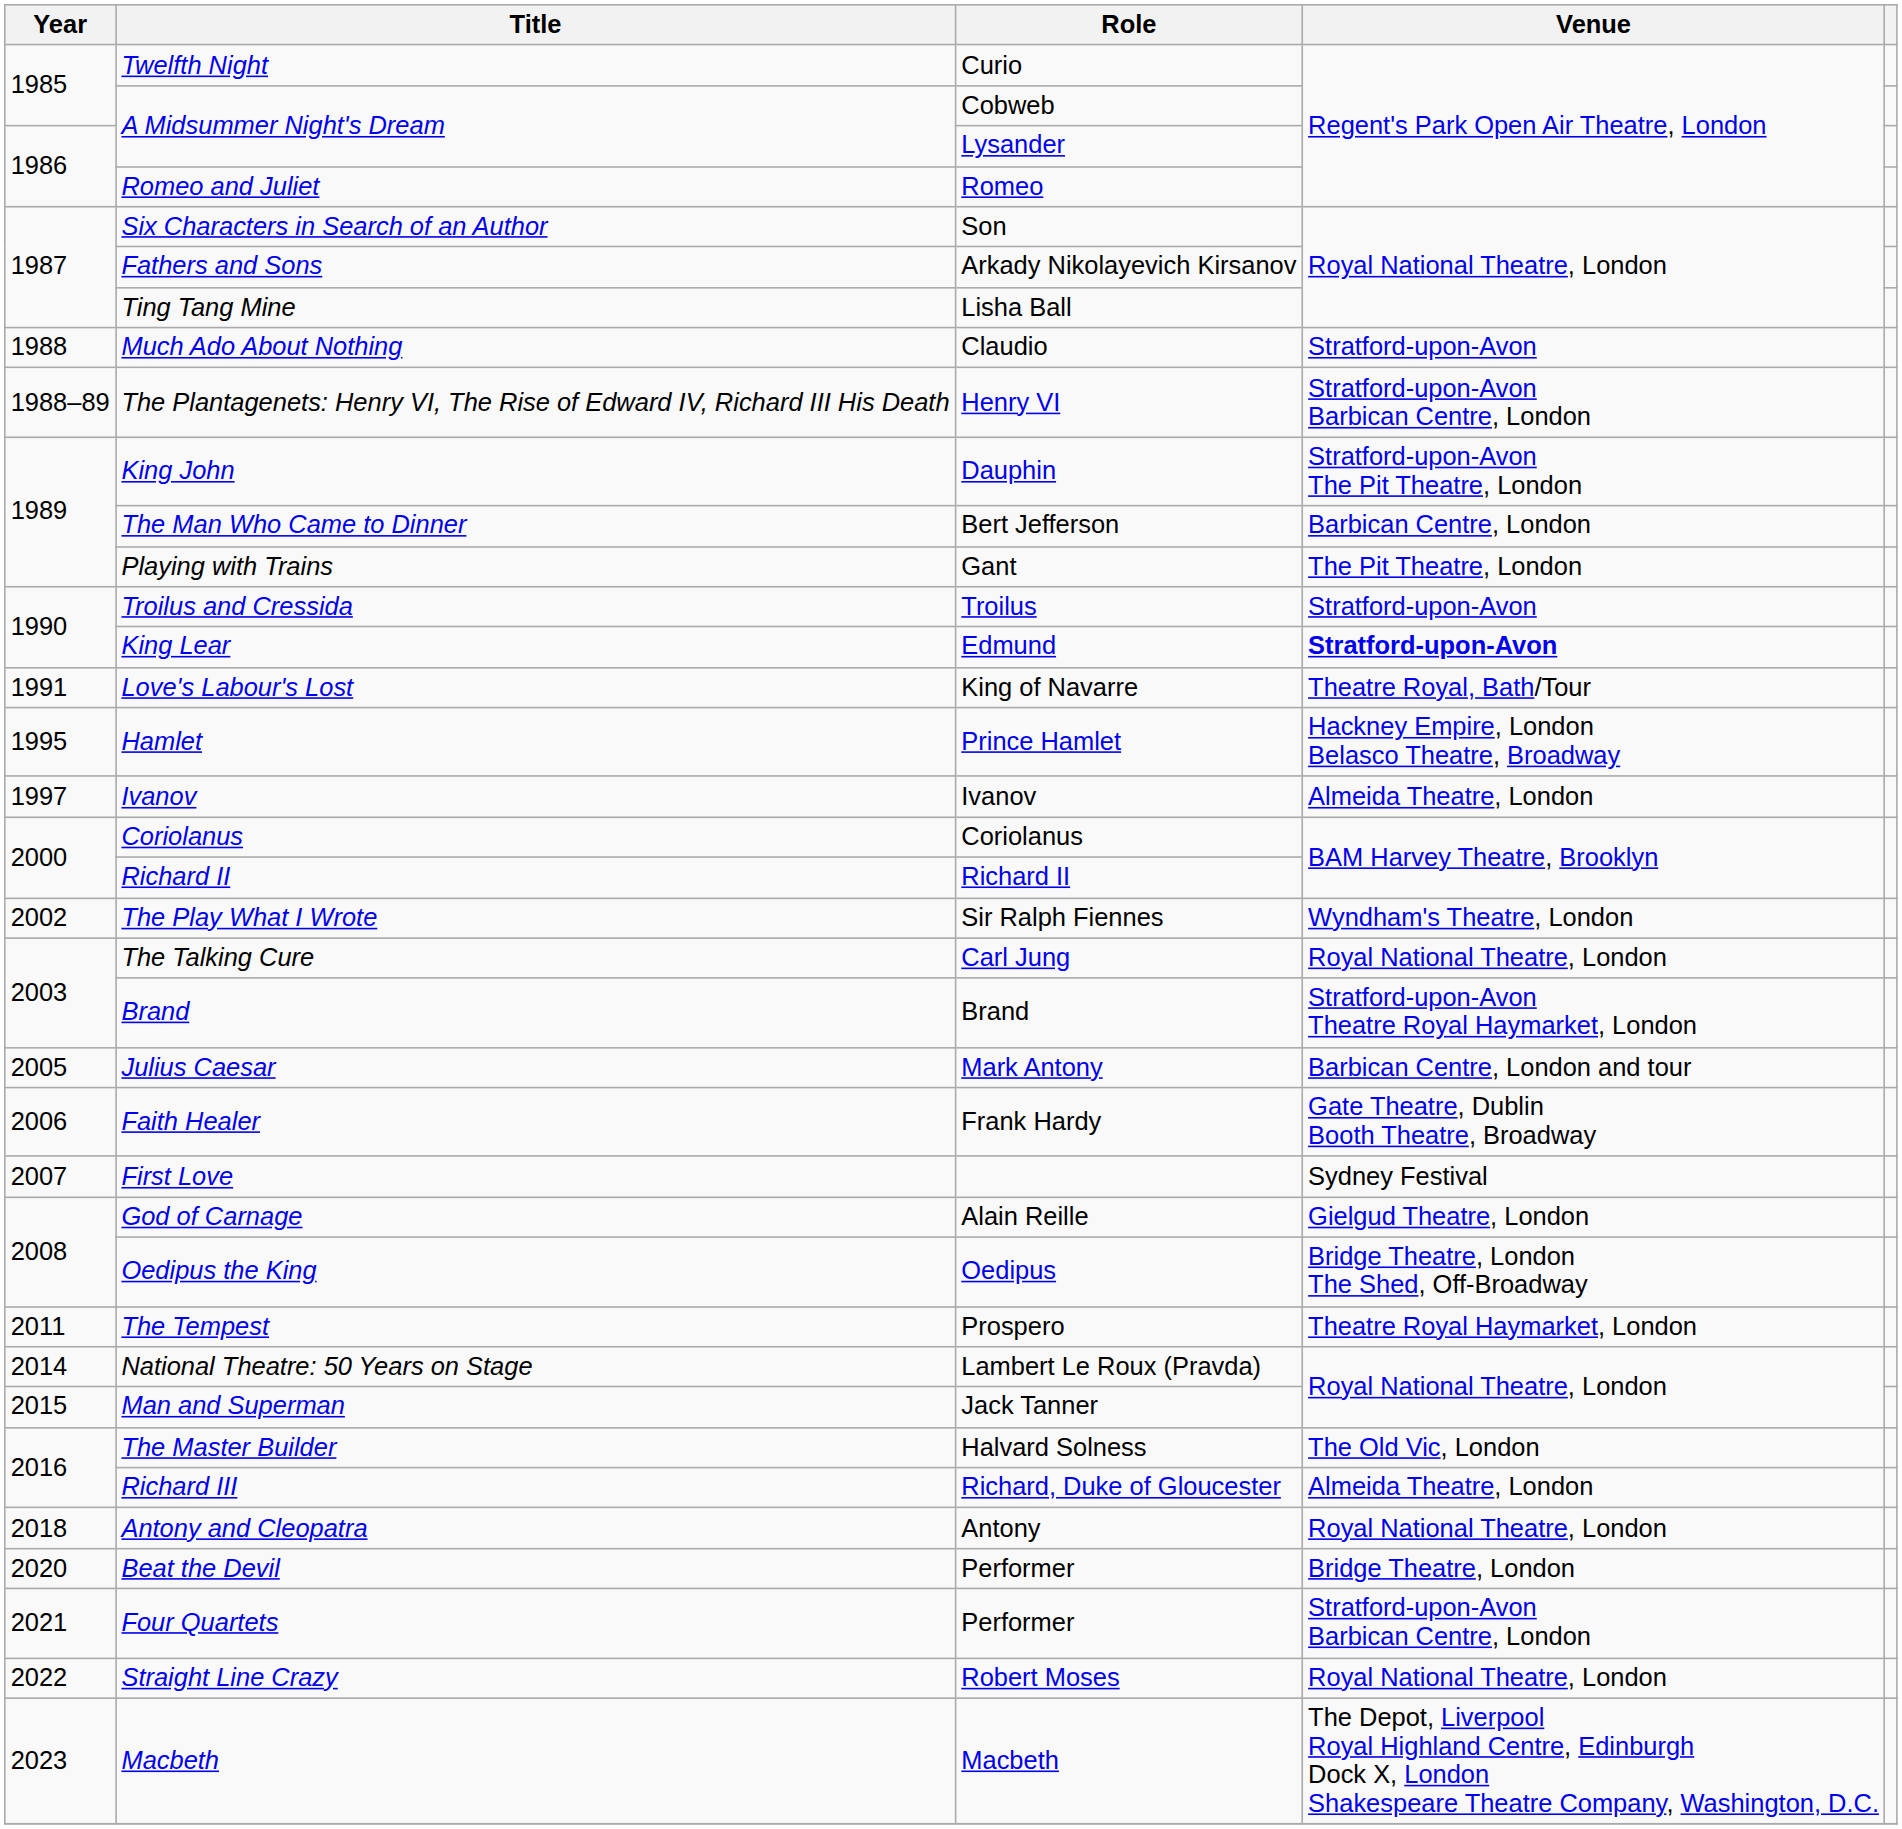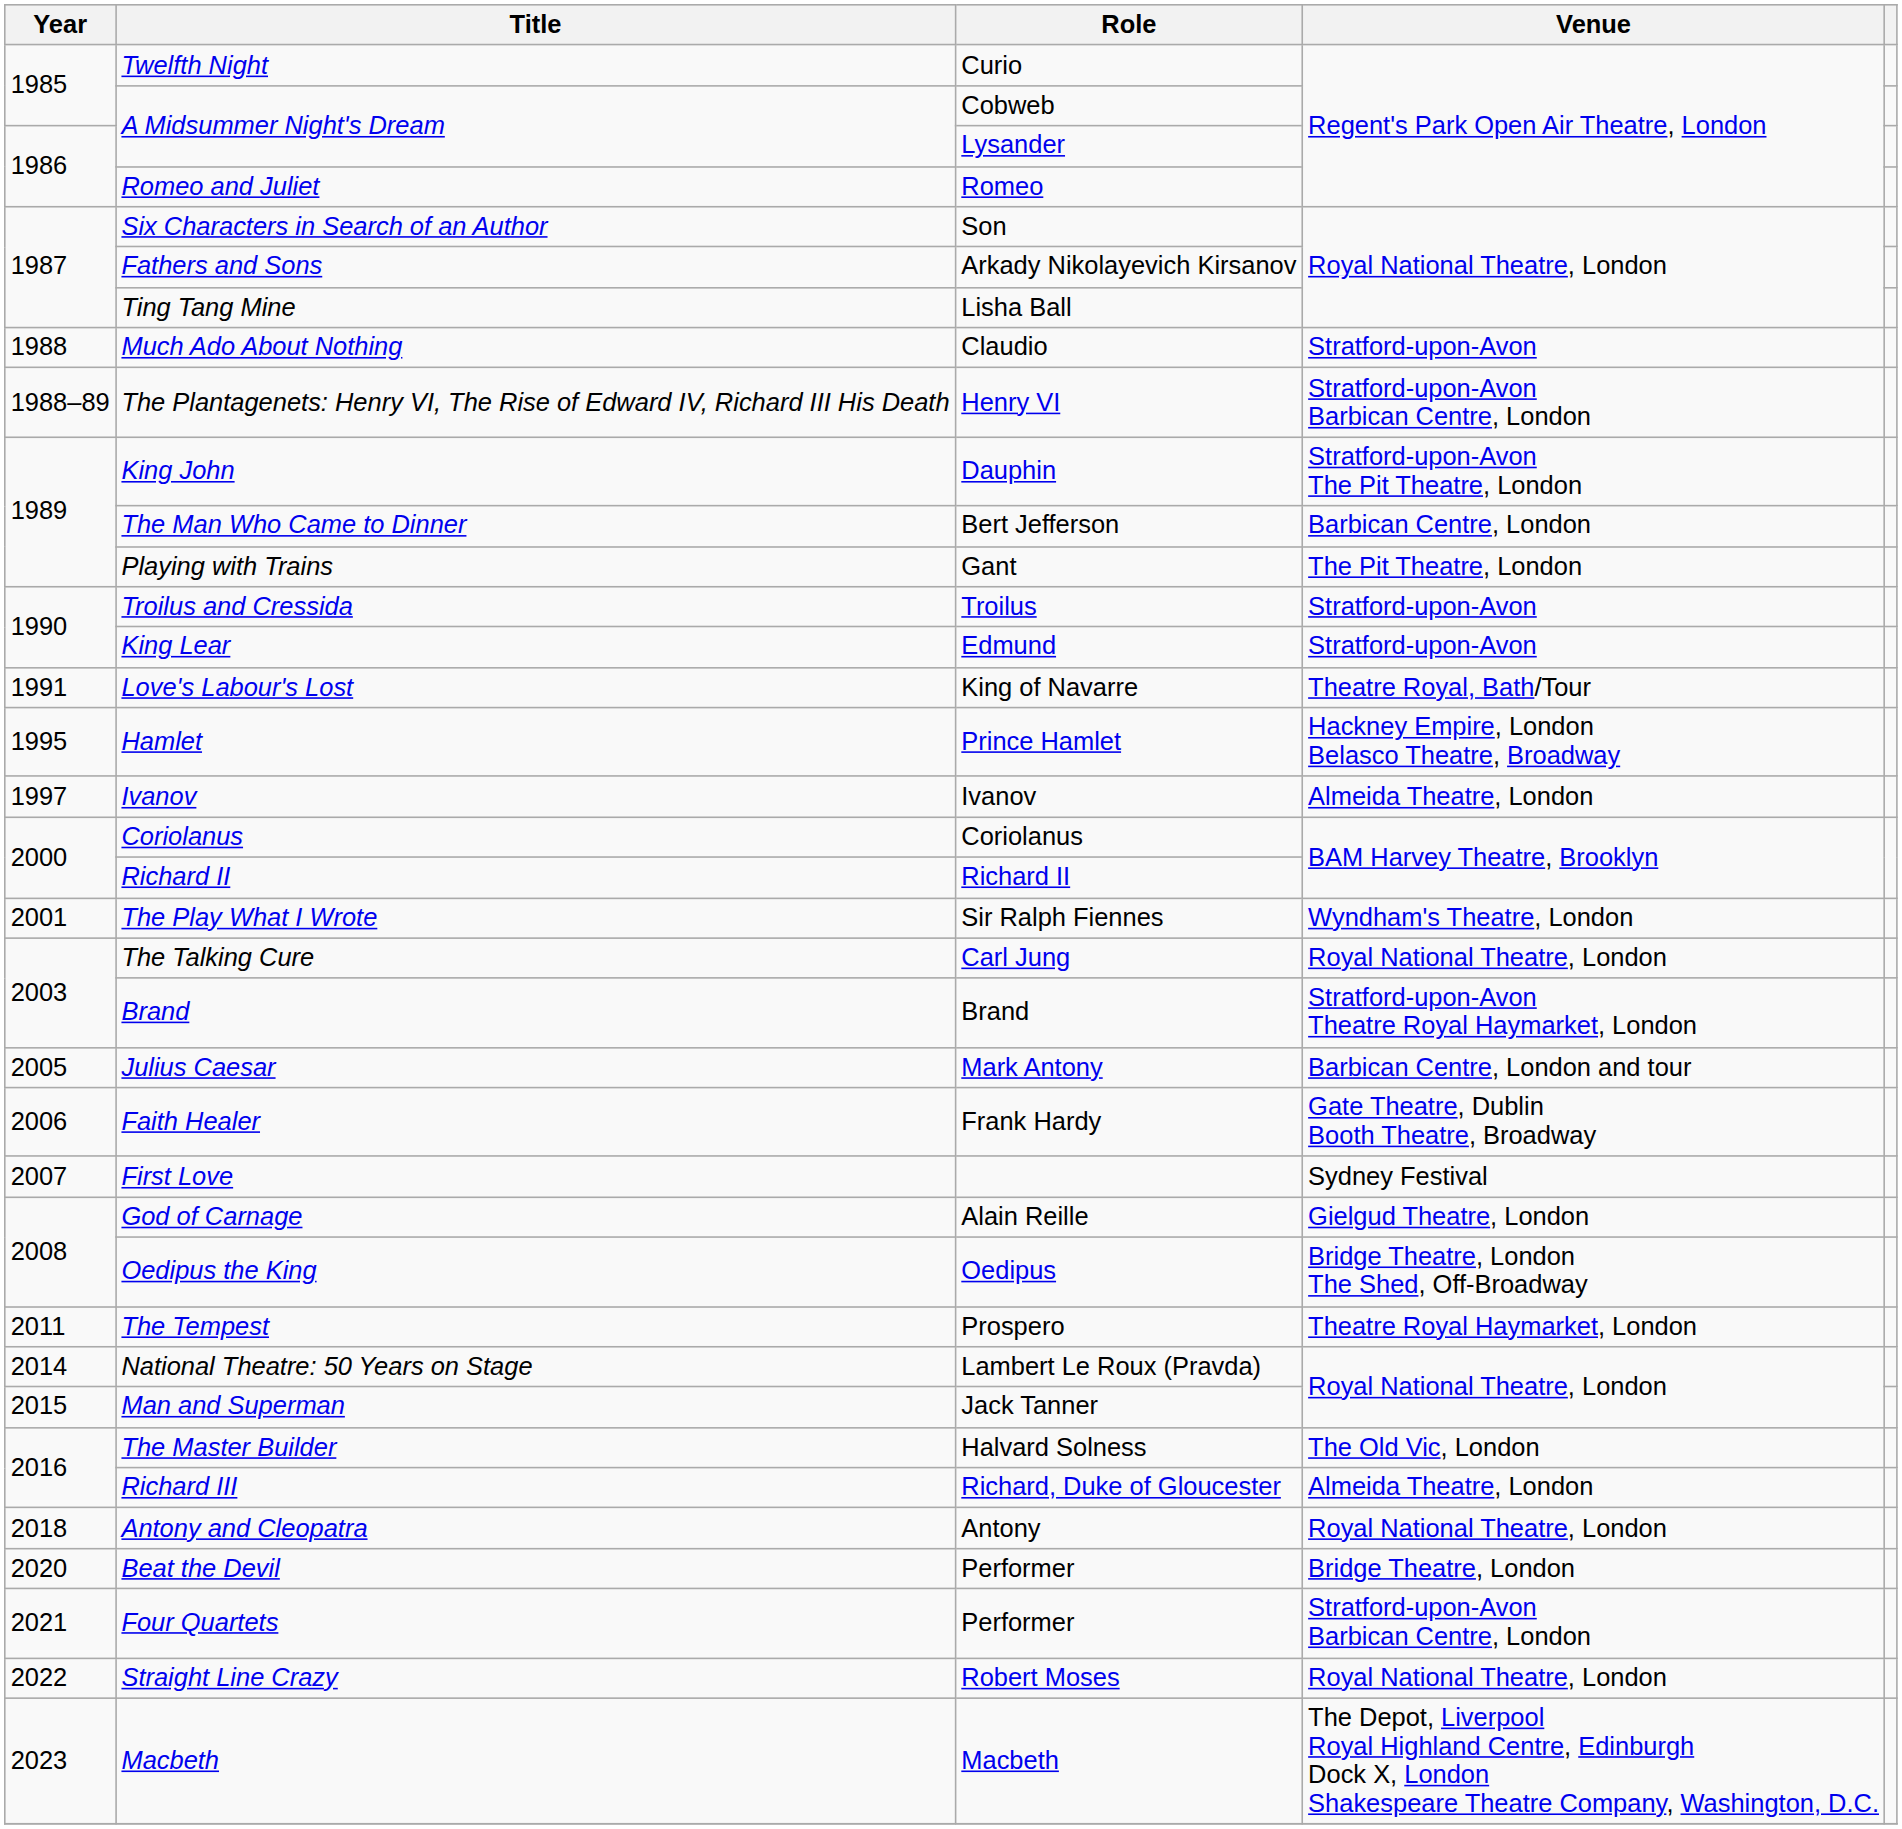(1433, 646) bold -> (1422, 646) normal
(39, 917) 2002 -> (39, 917) 2001
